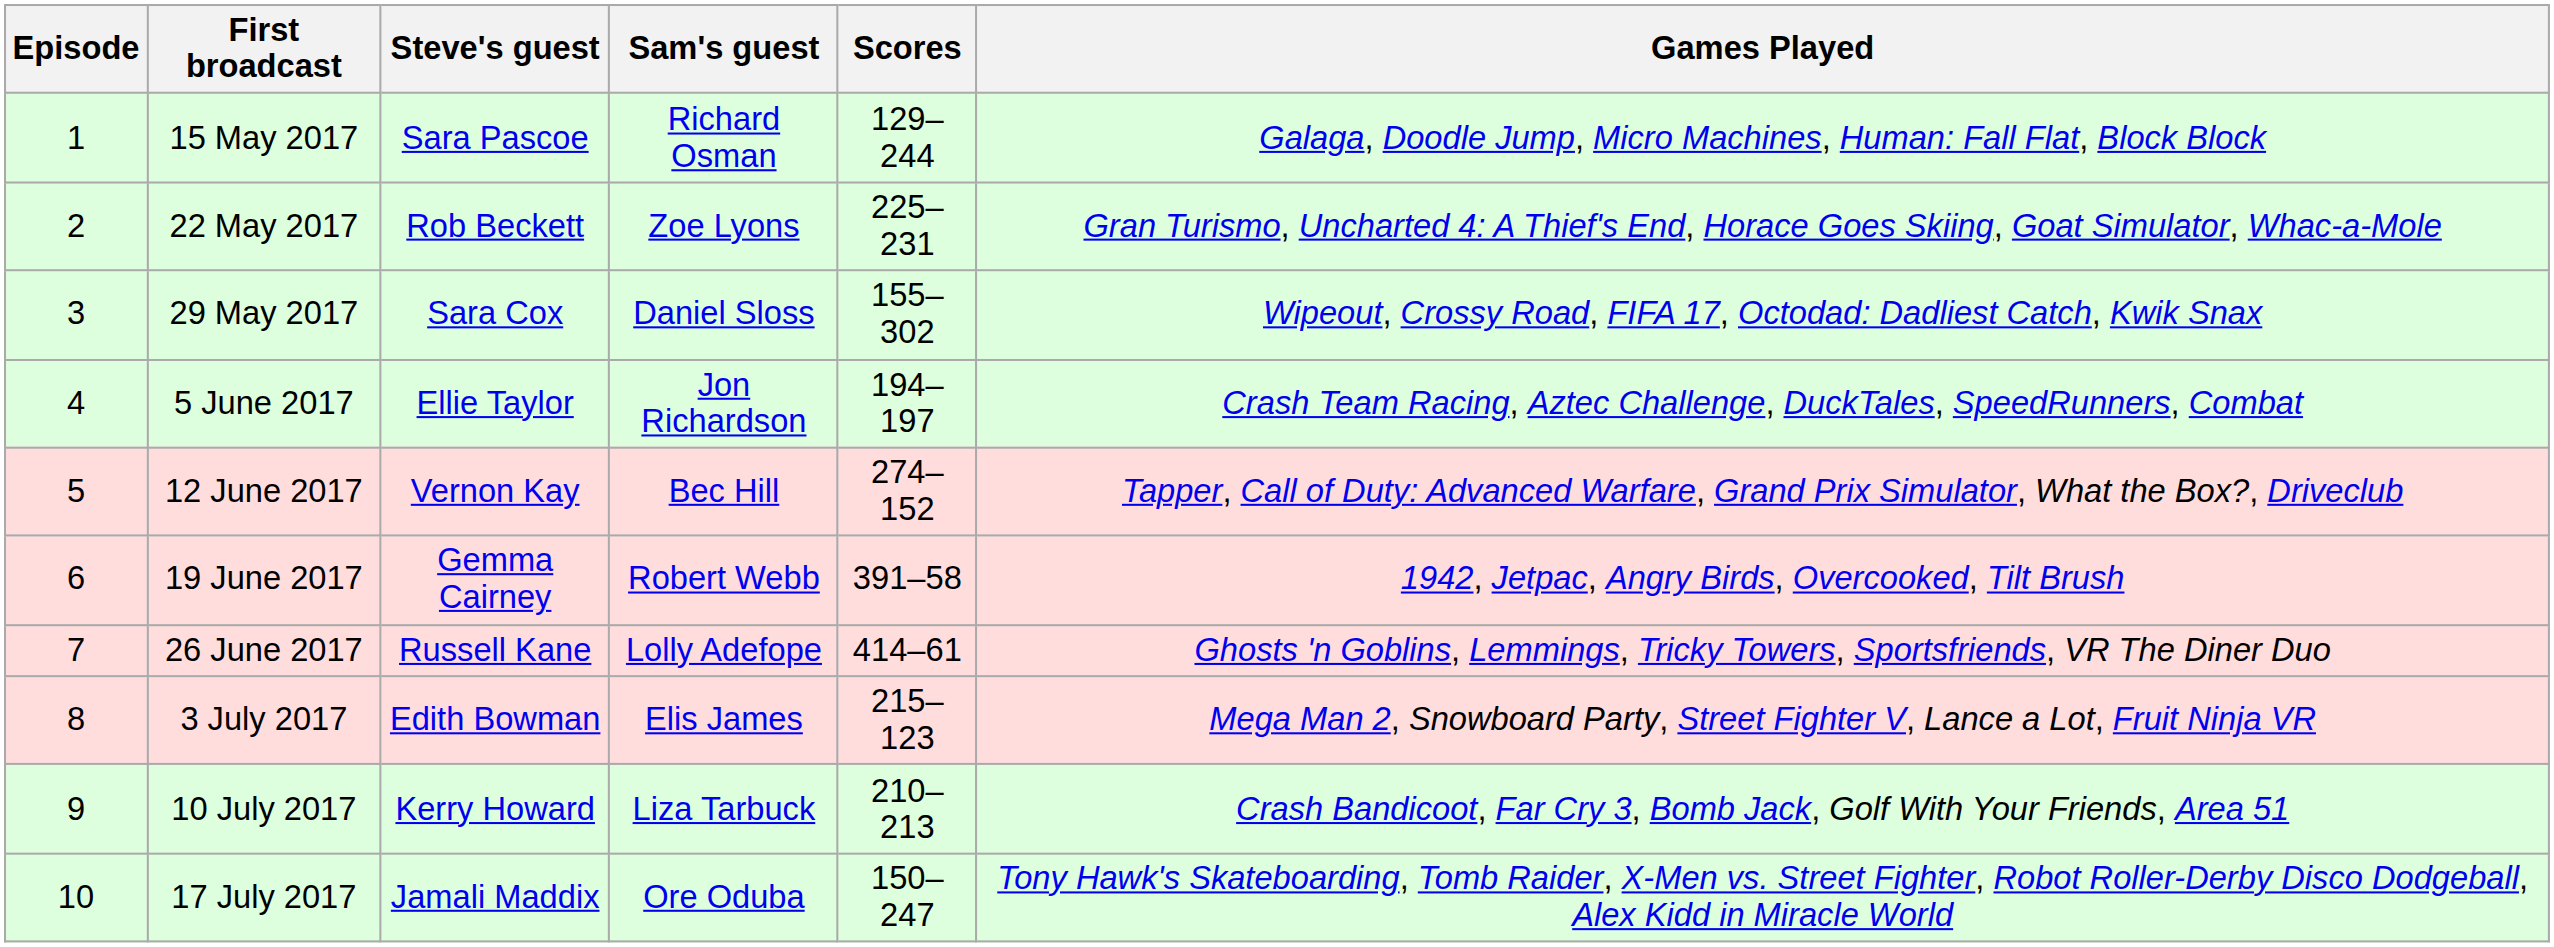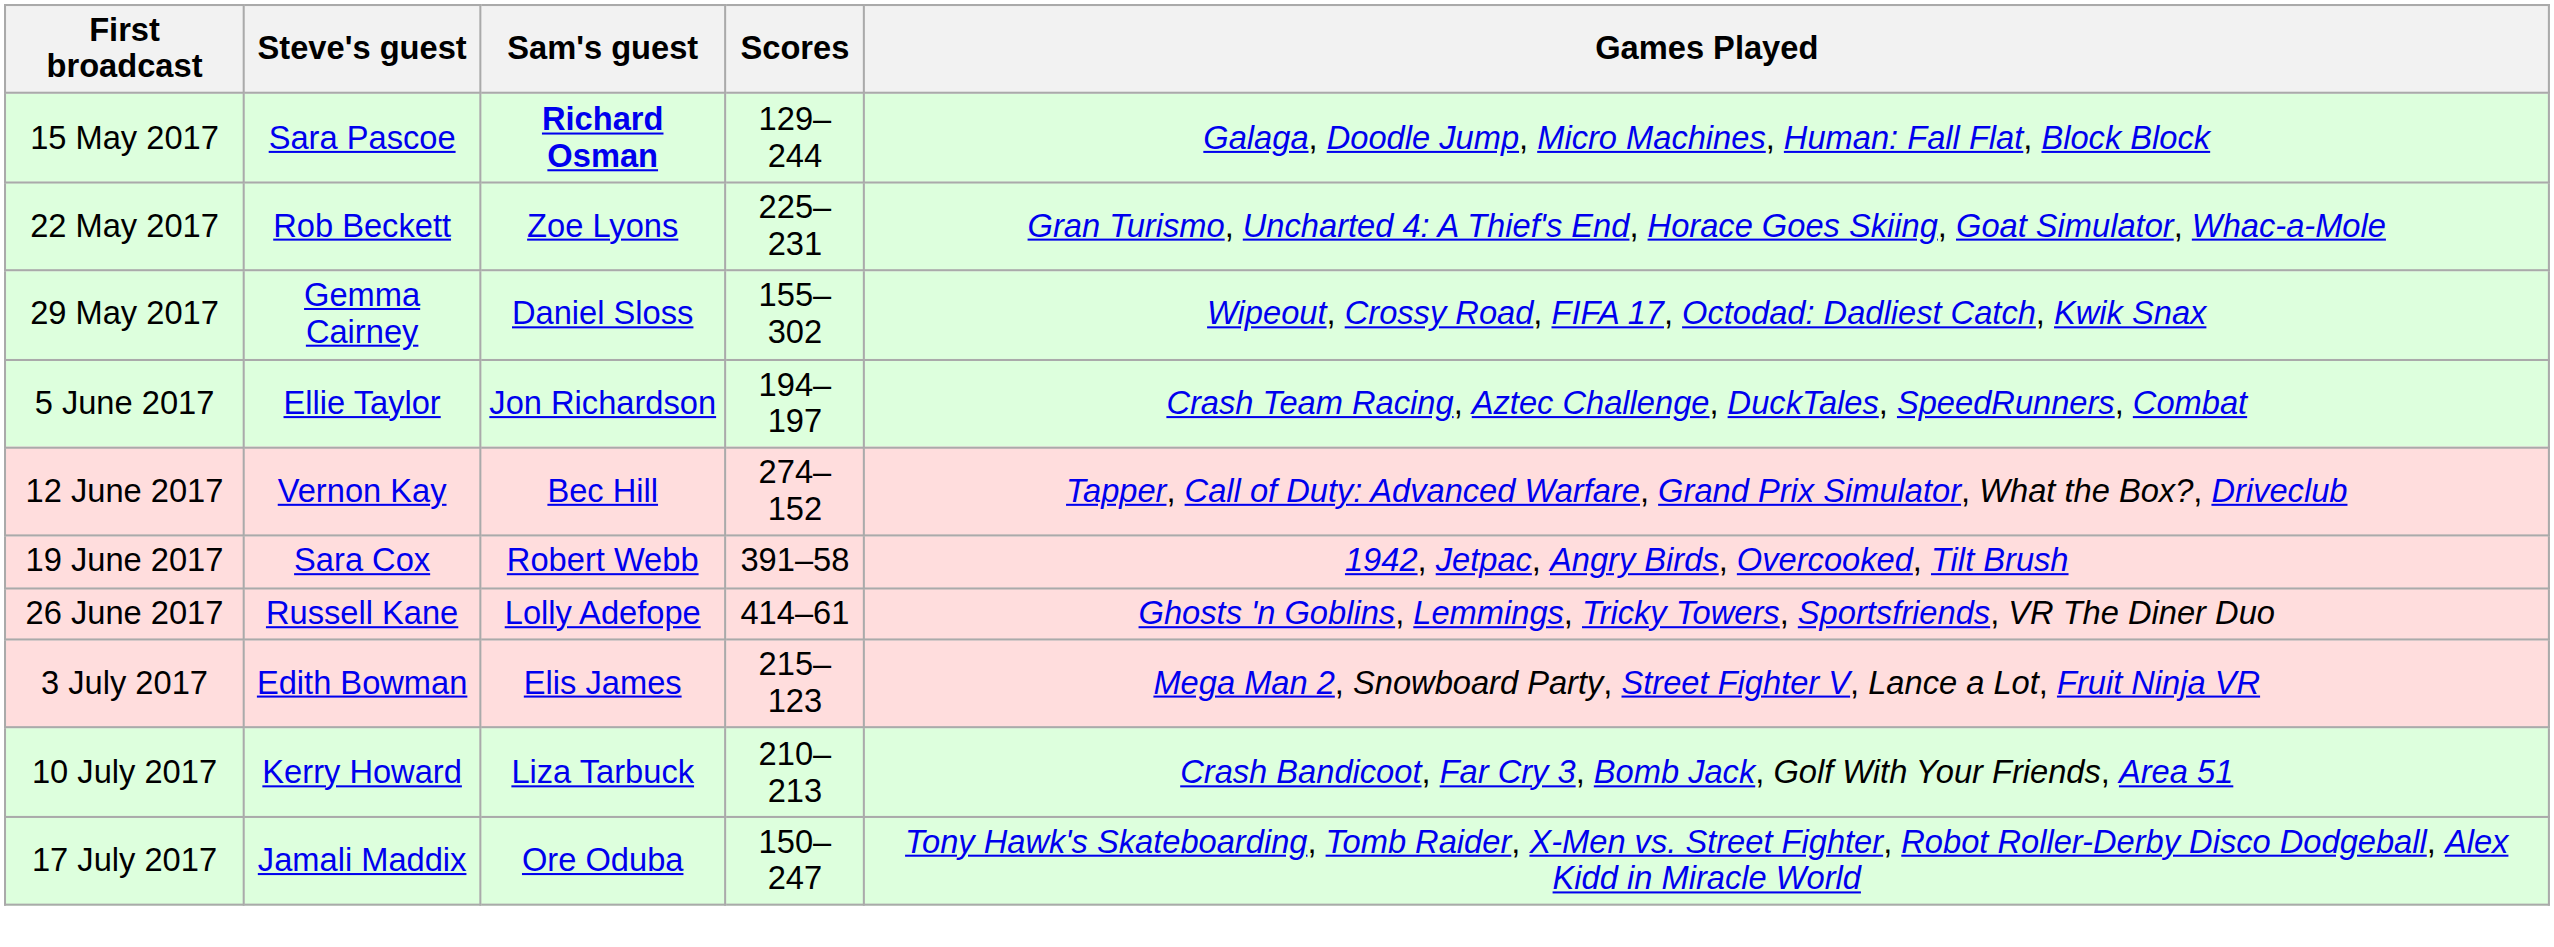- column: (76, 48)
(724, 137) normal -> (603, 137) bold
(495, 314) Sara Cox -> (362, 314) Gemma Cairney
(495, 579) Gemma Cairney -> (362, 561) Sara Cox
